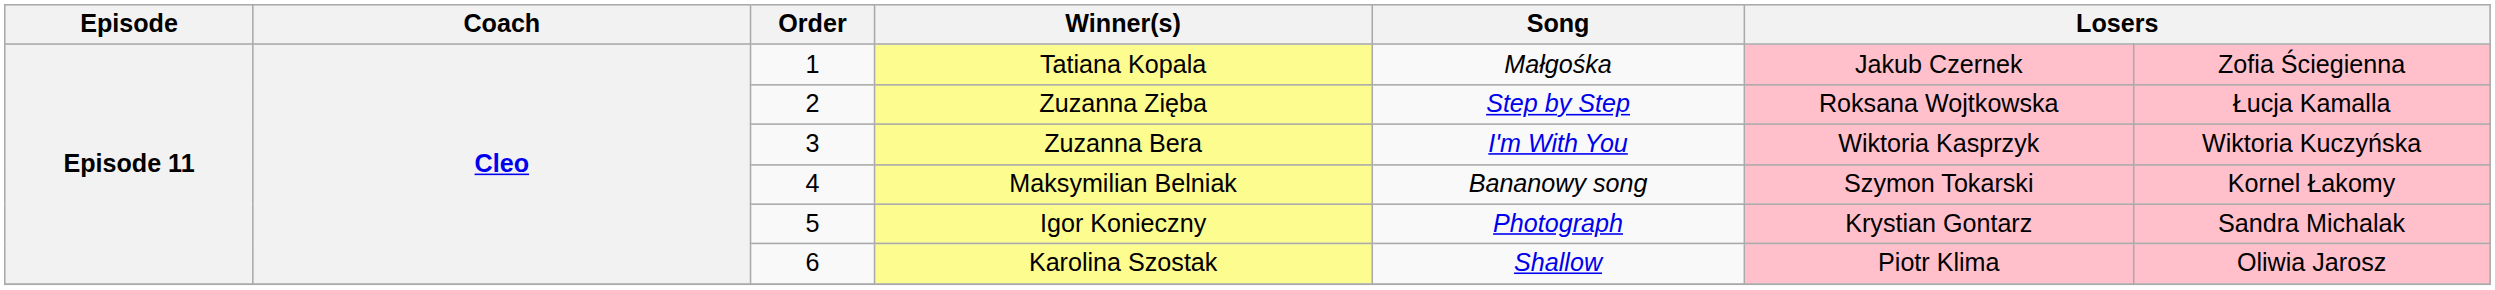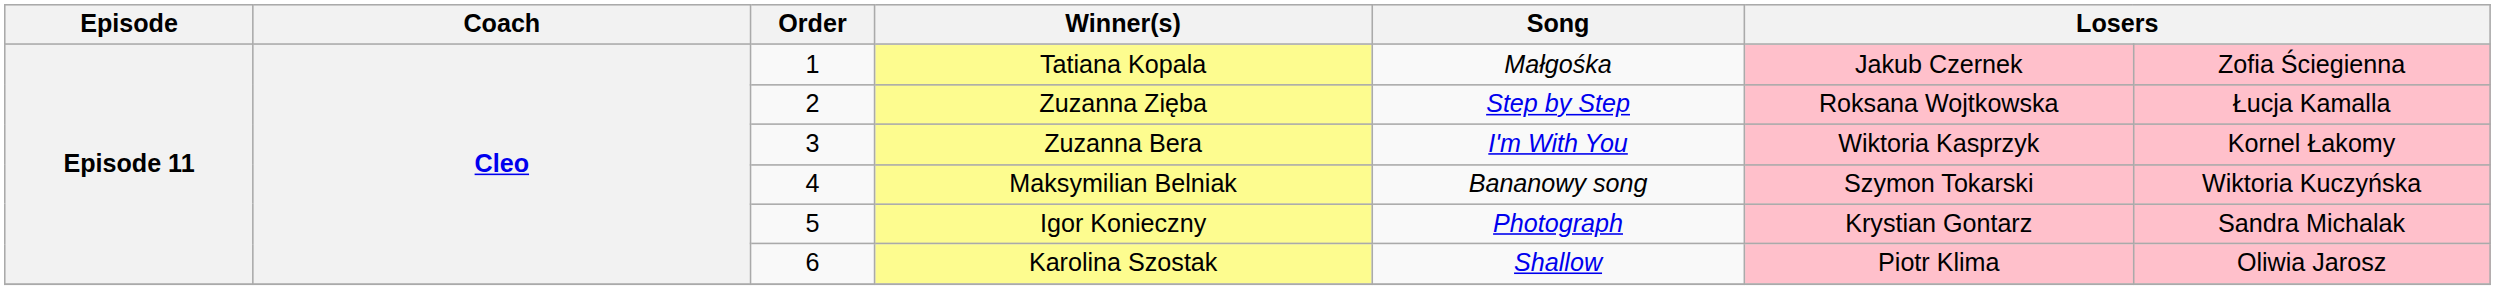(2312, 143) Wiktoria Kuczyńska -> (2312, 143) Kornel Łakomy
(2312, 183) Kornel Łakomy -> (2312, 183) Wiktoria Kuczyńska
